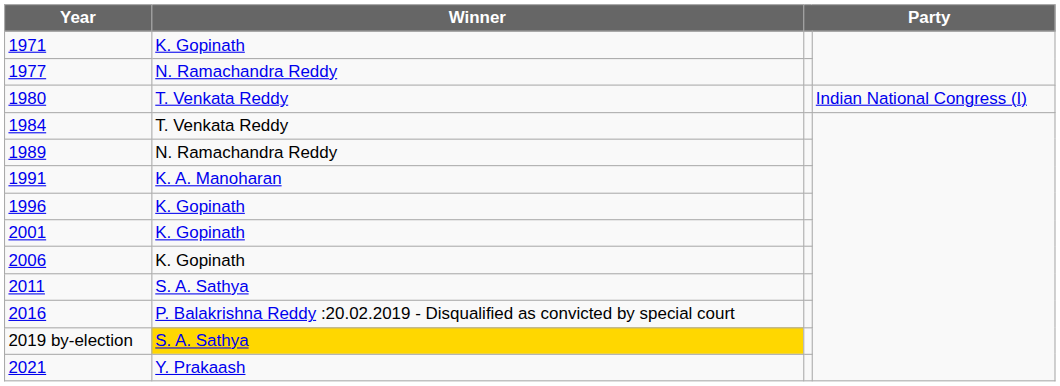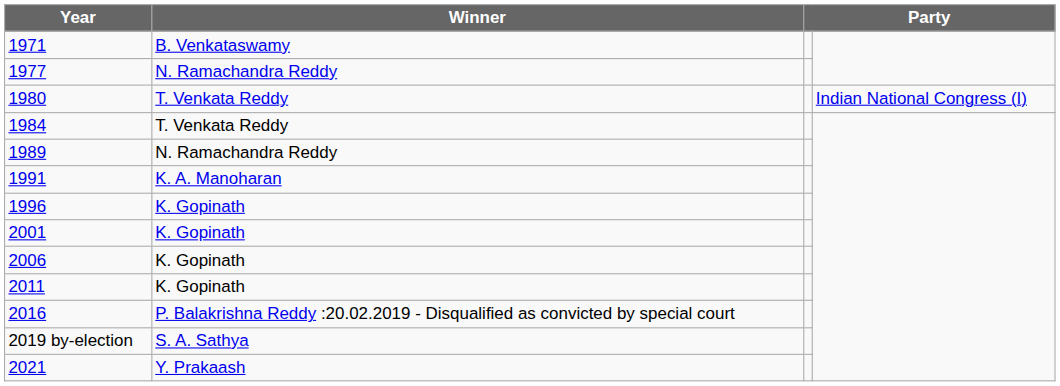(200, 44) K. Gopinath -> (223, 44) B. Venkataswamy
(202, 286) S. A. Sathya -> (200, 286) K. Gopinath
(202, 340) gold background -> (202, 340) no background
